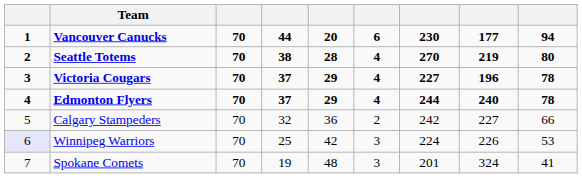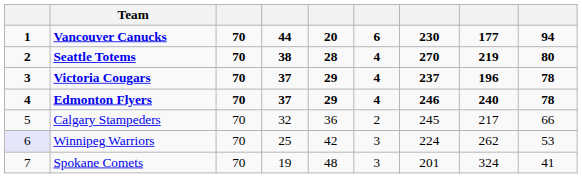(429, 78) 227 -> (429, 78) 237
(429, 99) 244 -> (429, 99) 246
(429, 120) 242 -> (429, 120) 245
(489, 120) 227 -> (489, 120) 217
(489, 141) 226 -> (489, 141) 262
